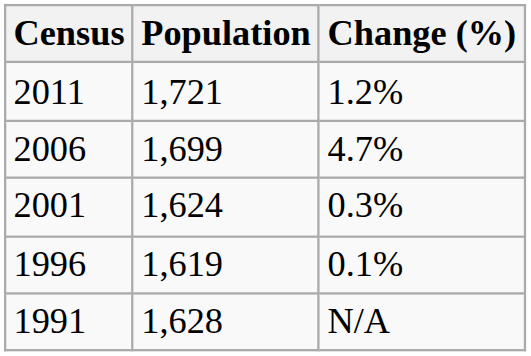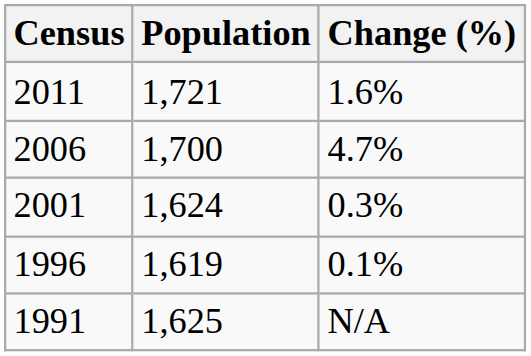(365, 90) 1.2% -> (365, 90) 1.6%
(182, 148) 1,699 -> (182, 148) 1,700
(182, 321) 1,628 -> (182, 321) 1,625
